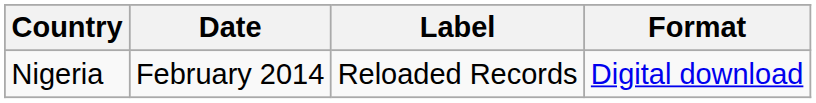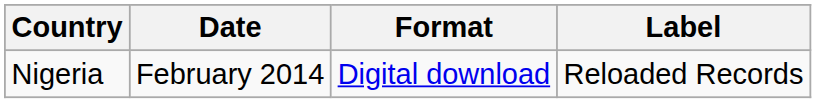columns swapped: (697, 27) <-> (458, 27)
